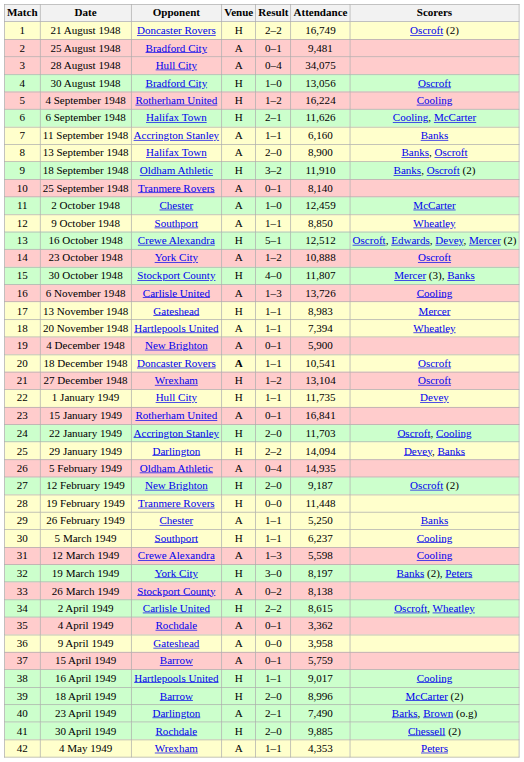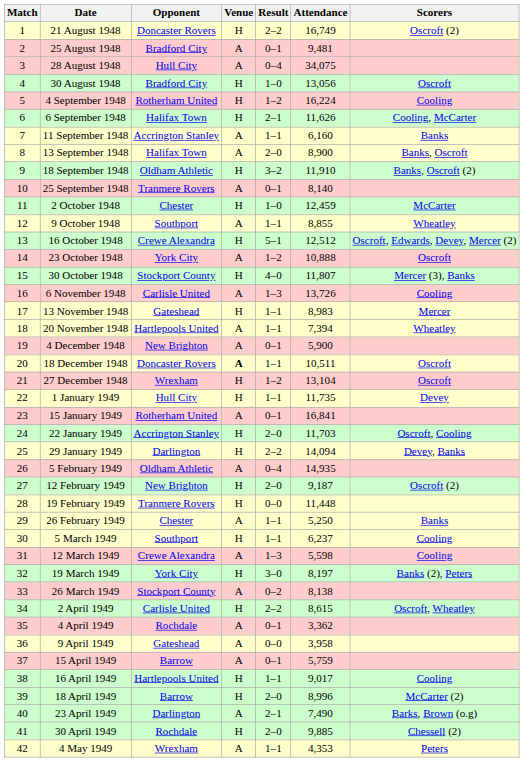(239, 205) A -> (239, 205) H
(320, 223) 8,850 -> (320, 223) 8,855
(320, 363) 10,541 -> (320, 363) 10,511
